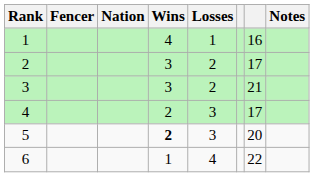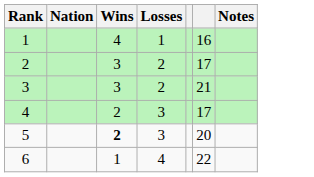- column: (72, 16)
